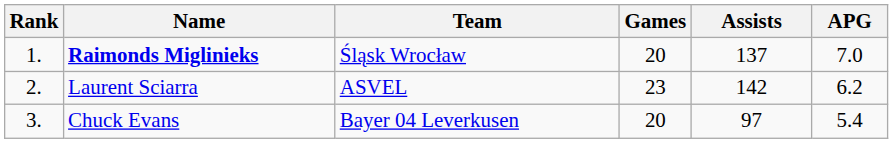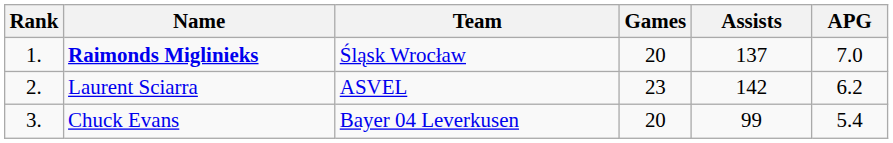(752, 120) 97 -> (752, 120) 99
